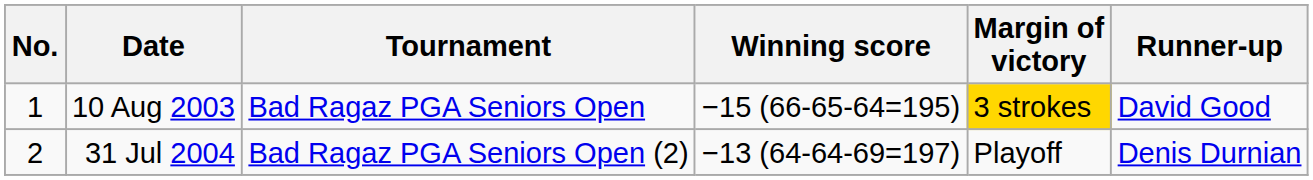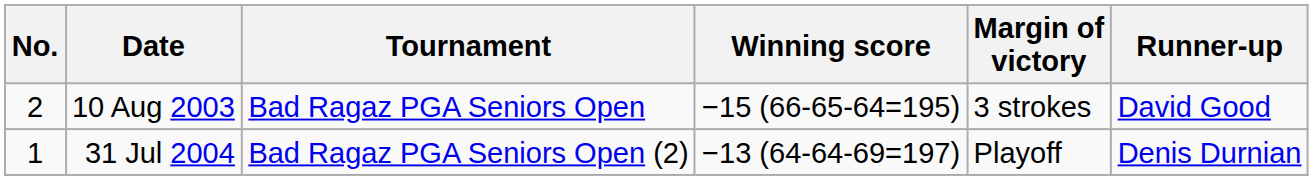(35, 107) 1 -> (35, 107) 2
(1032, 107) gold background -> (1032, 107) no background
(35, 153) 2 -> (35, 153) 1
